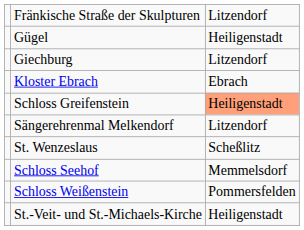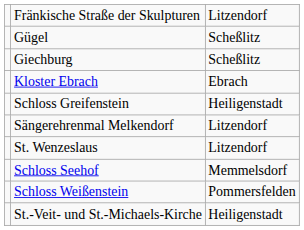(245, 37) Heiligenstadt -> (234, 37) Scheßlitz
(238, 59) Litzendorf -> (234, 59) Scheßlitz
(245, 103) lightsalmon background -> (245, 103) no background
(234, 147) Scheßlitz -> (238, 147) Litzendorf
